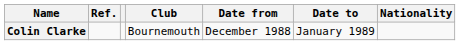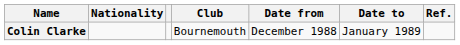columns swapped: (416, 13) <-> (104, 13)
